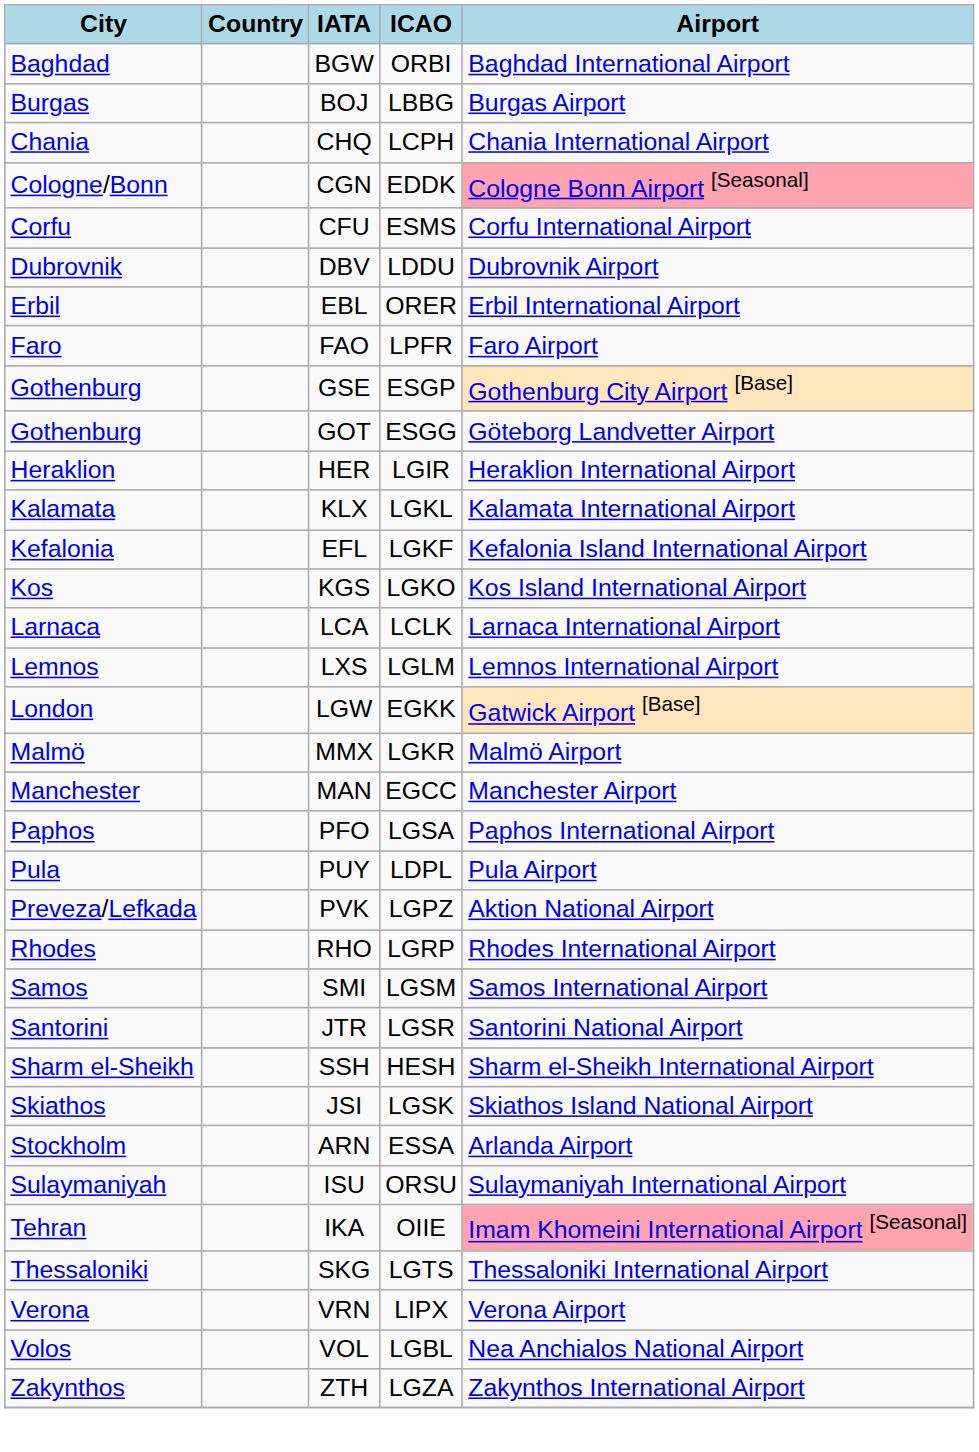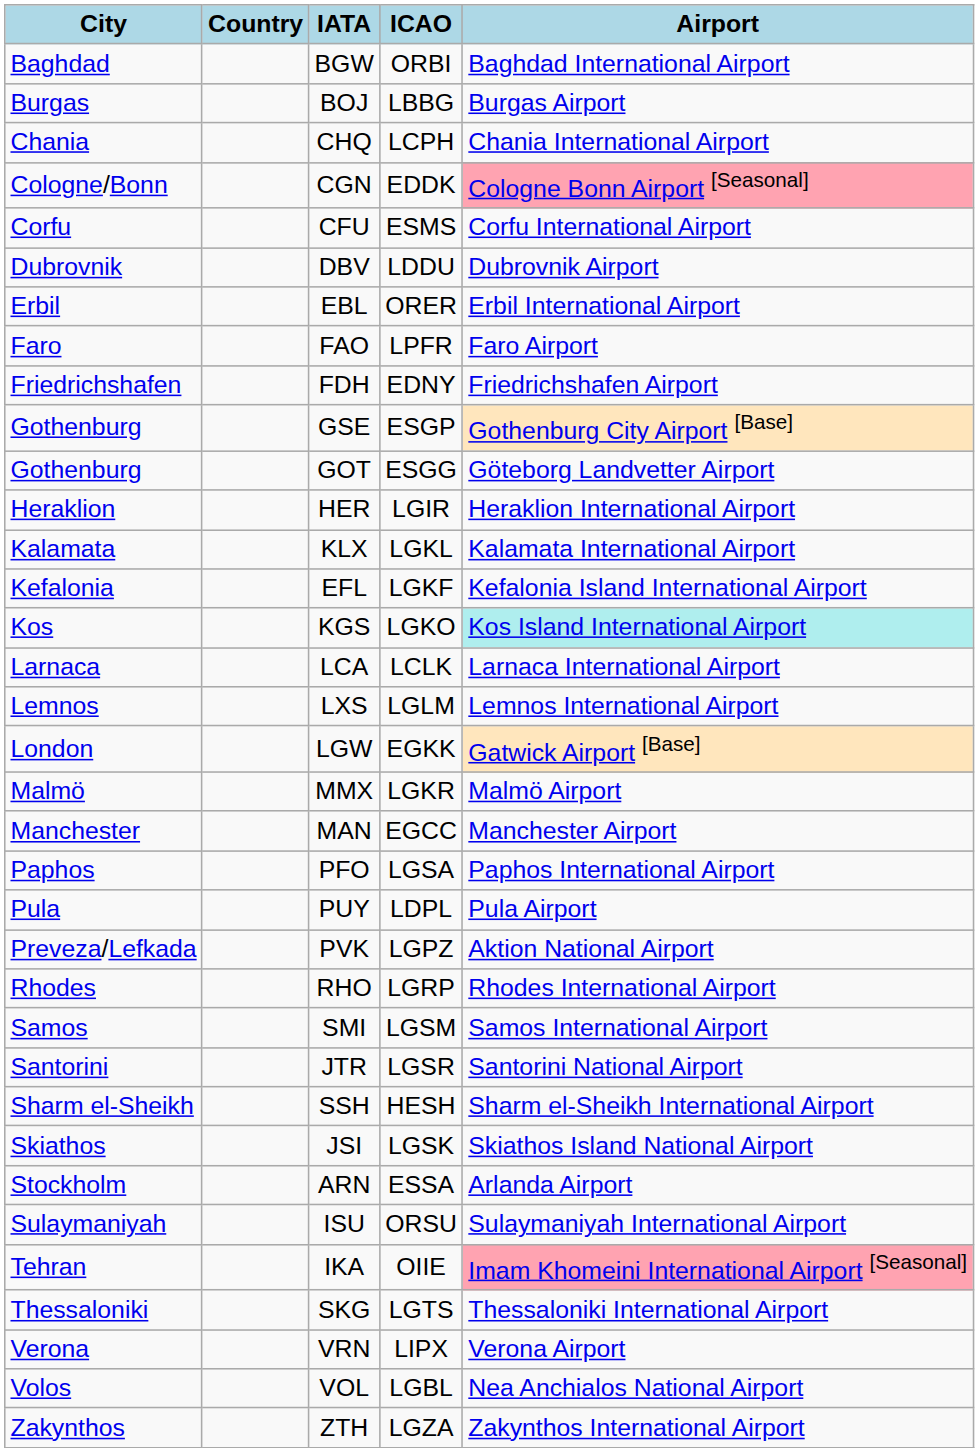+ row: (344, 384)
(637, 588) no background -> (637, 627) paleturquoise background
